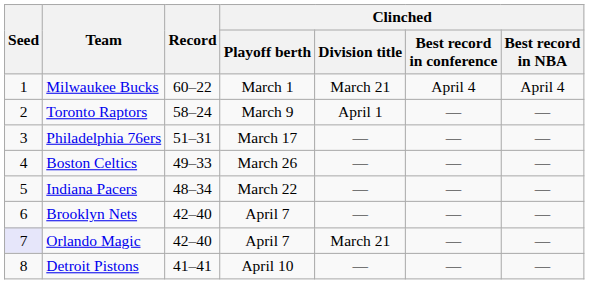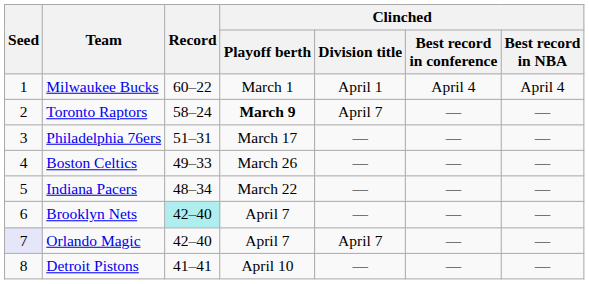(360, 86) March 21 -> (360, 86) April 1
(267, 112) normal -> (267, 112) bold
(360, 112) April 1 -> (360, 112) April 7
(192, 214) no background -> (192, 214) paleturquoise background
(360, 240) March 21 -> (360, 240) April 7
